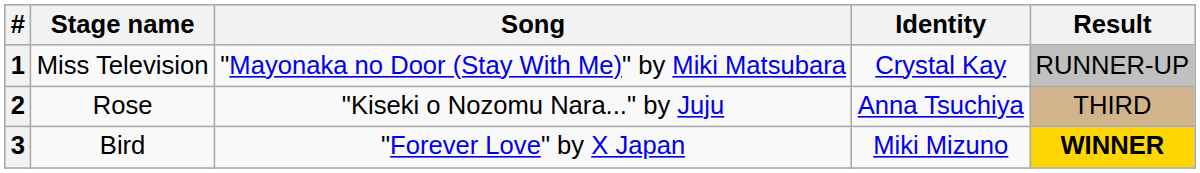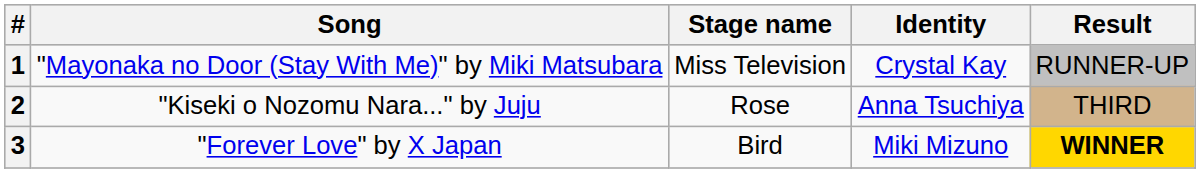columns swapped: (123, 24) <-> (533, 24)
